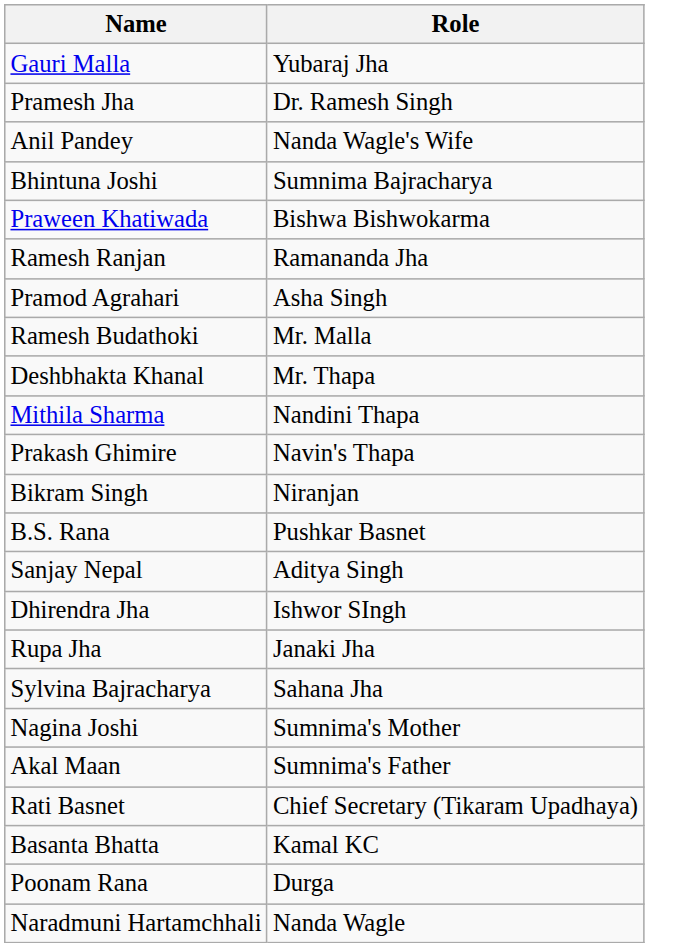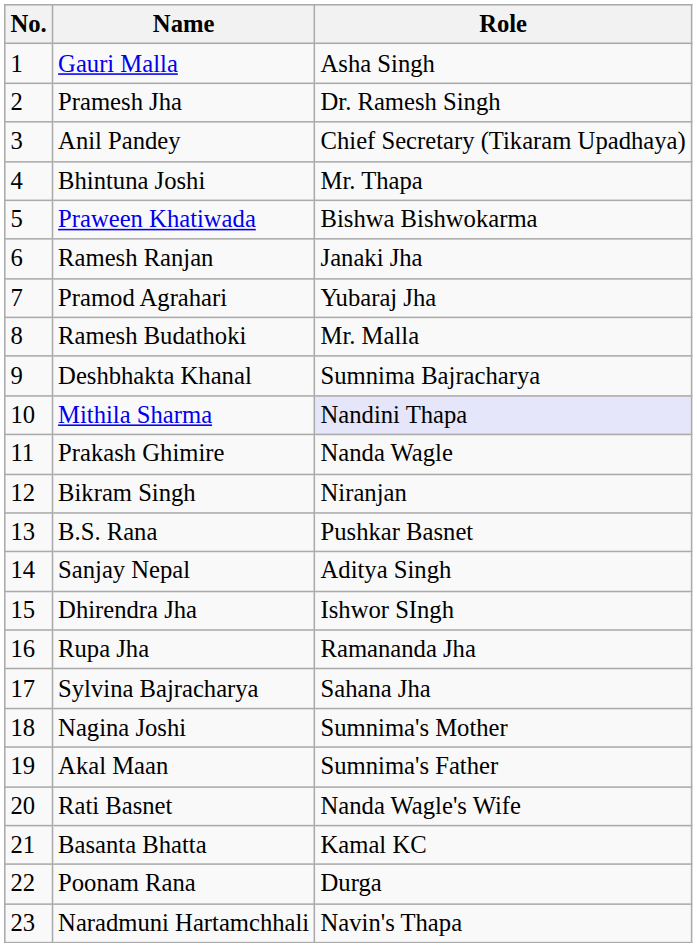+ column: (29, 24)
(331, 63) Yubaraj Jha -> (378, 63) Asha Singh
(373, 141) Nanda Wagle's Wife -> (503, 141) Chief Secretary (Tikaram Upadhaya)
(383, 180) Sumnima Bajracharya -> (372, 180) Mr. Thapa
(351, 258) Ramananda Jha -> (372, 258) Janaki Jha
(330, 297) Asha Singh -> (378, 297) Yubaraj Jha
(324, 375) Mr. Thapa -> (430, 375) Sumnima Bajracharya
(346, 414) no background -> (394, 414) lavender background
(344, 453) Navin's Thapa -> (387, 453) Nanda Wagle
(324, 649) Janaki Jha -> (398, 649) Ramananda Jha
(455, 805) Chief Secretary (Tikaram Upadhaya) -> (421, 805) Nanda Wagle's Wife
(339, 922) Nanda Wagle -> (391, 922) Navin's Thapa
